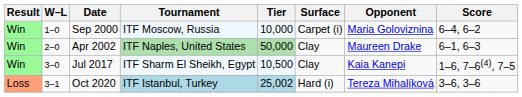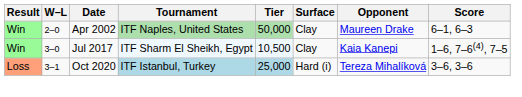- row: (95, 30)
(277, 83) 25,002 -> (274, 66) 25,000
